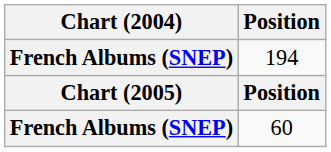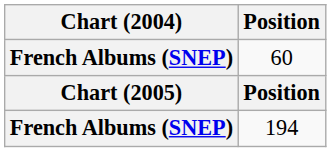rows swapped: (282, 127) <-> (282, 57)
